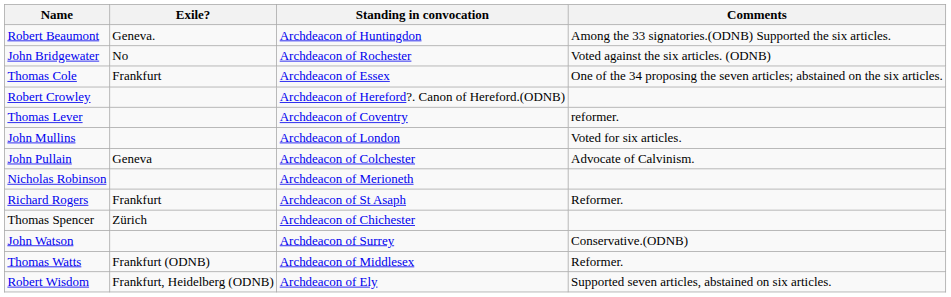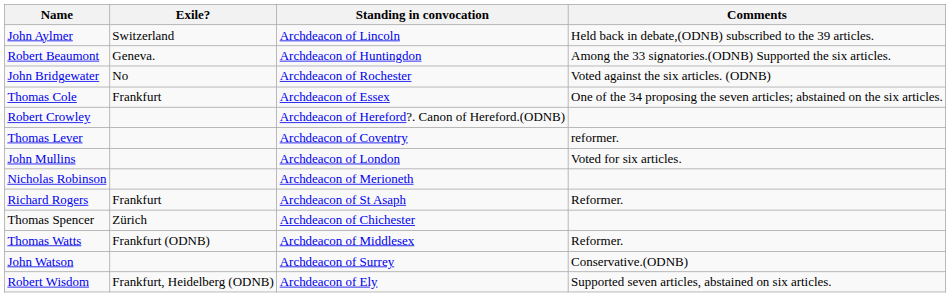+ row: (40, 35)
- row: (40, 158)
rows swapped: (40, 240) <-> (44, 261)
